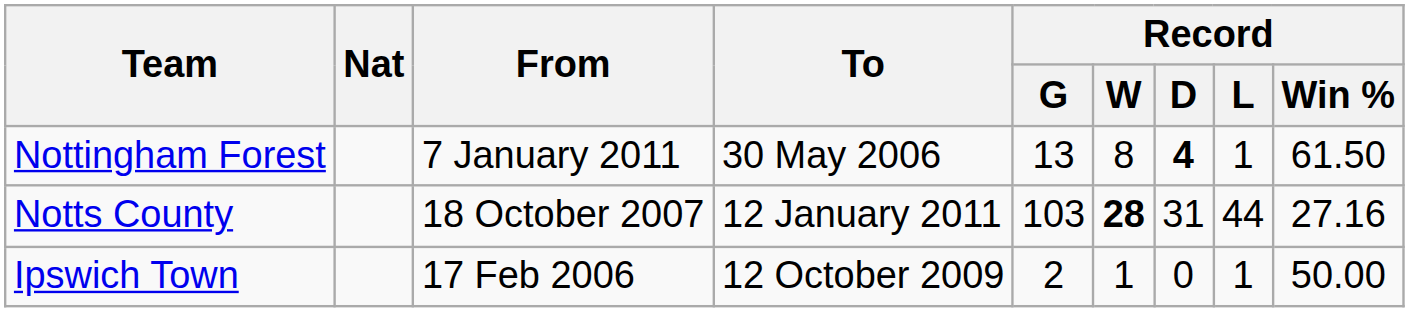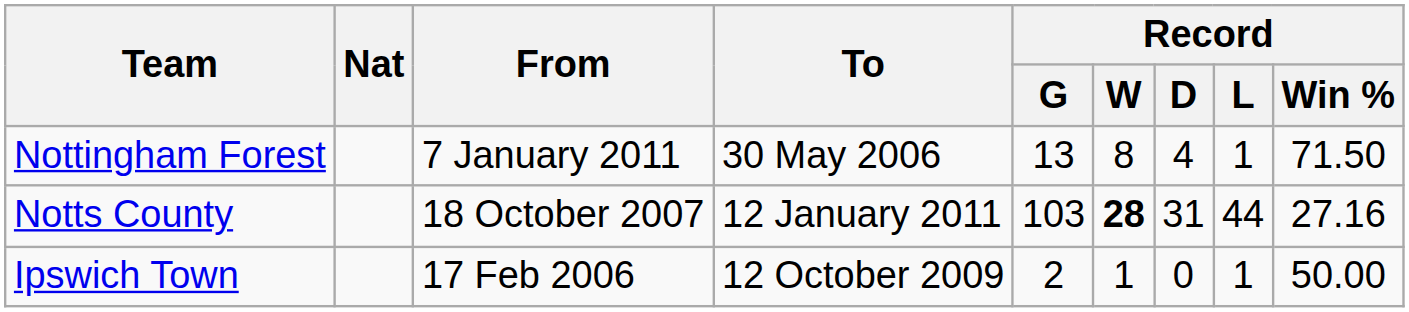(1183, 154) bold -> (1183, 154) normal
(1338, 154) 61.50 -> (1338, 154) 71.50
